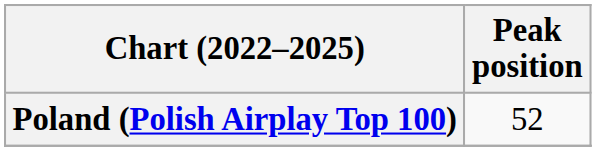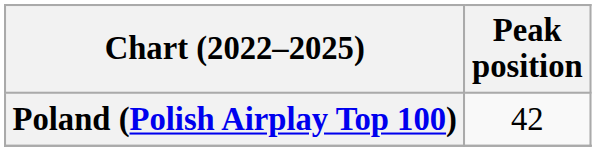(527, 118) 52 -> (527, 118) 42
